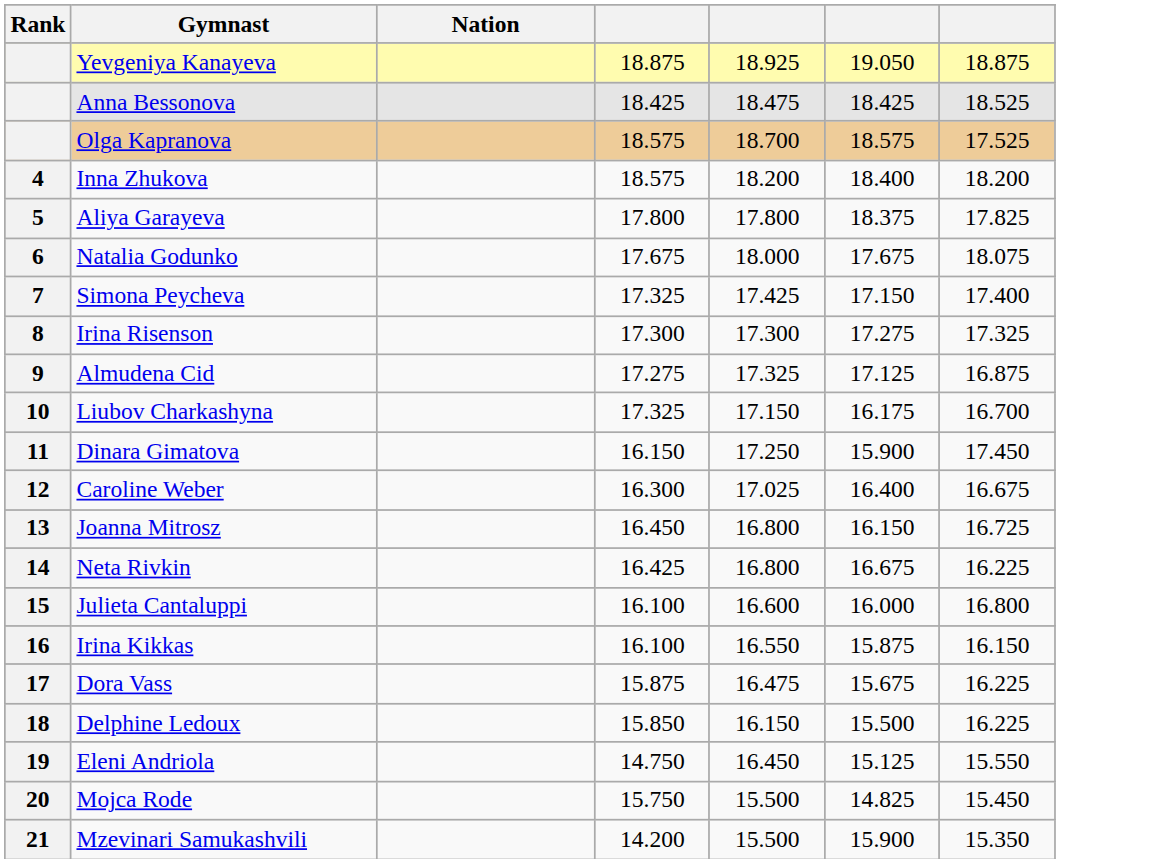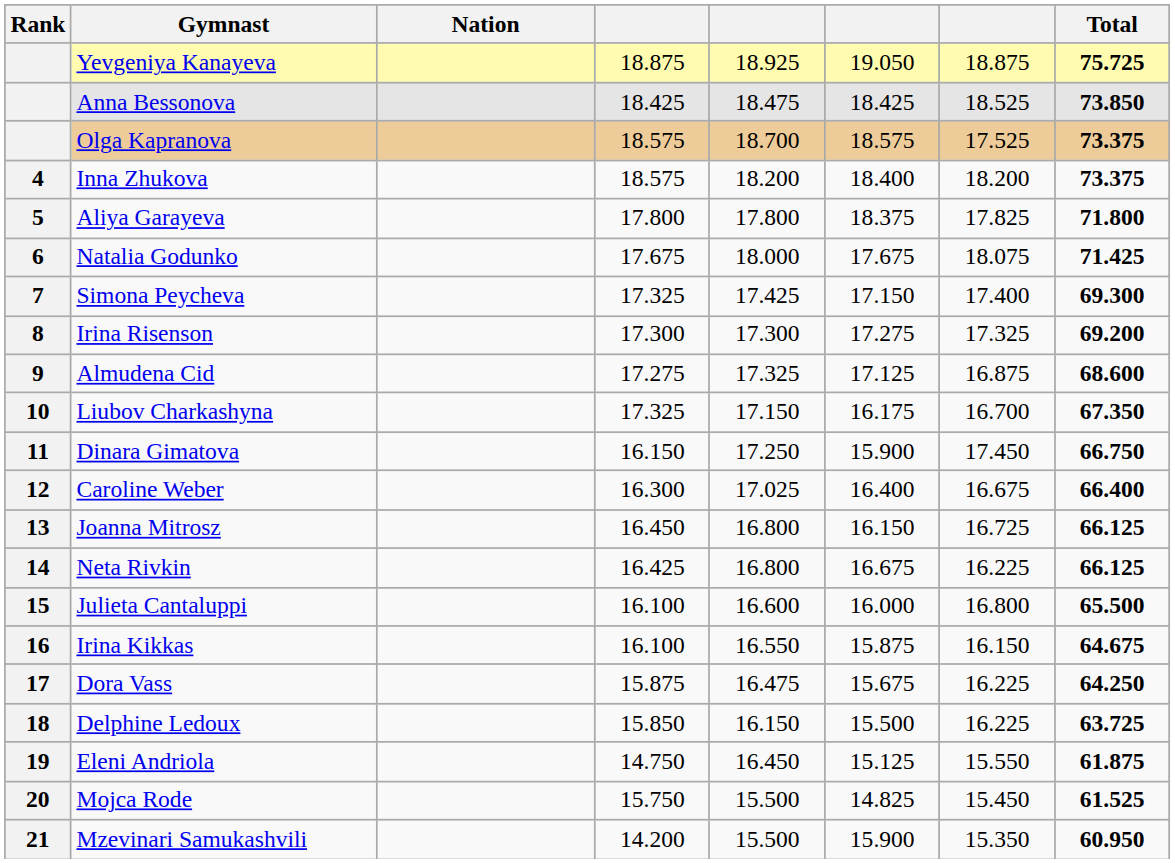+ column: (1112, 23)
